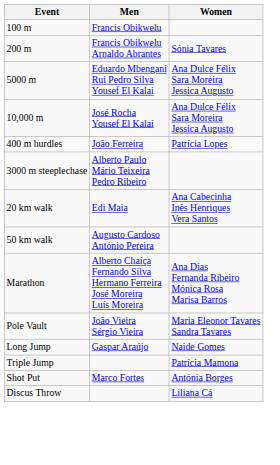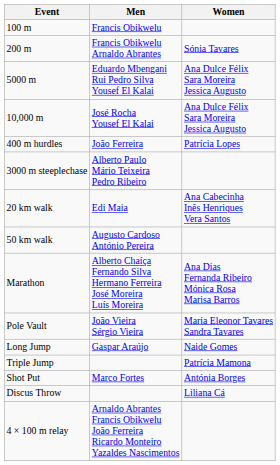+ row: (37, 431)
